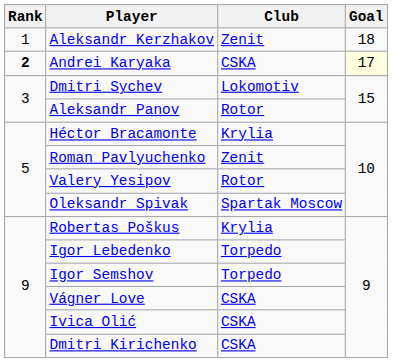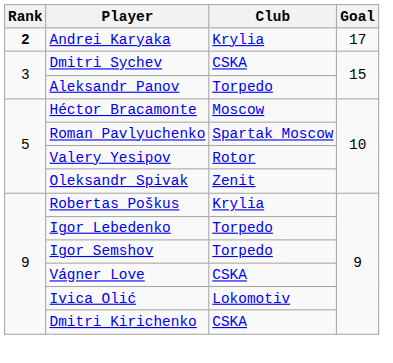- row: (132, 40)
(238, 63) CSKA -> (238, 40) Krylia
(366, 63) lightyellow background -> (358, 40) no background
(260, 87) Lokomotiv -> (230, 63) CSKA
(243, 110) Rotor -> (243, 87) Torpedo
(247, 134) Krylia -> (238, 110) Moscow
(243, 157) Zenit -> (273, 134) Spartak Moscow
(282, 204) Spartak Moscow -> (234, 181) Zenit
(238, 322) CSKA -> (251, 299) Lokomotiv
